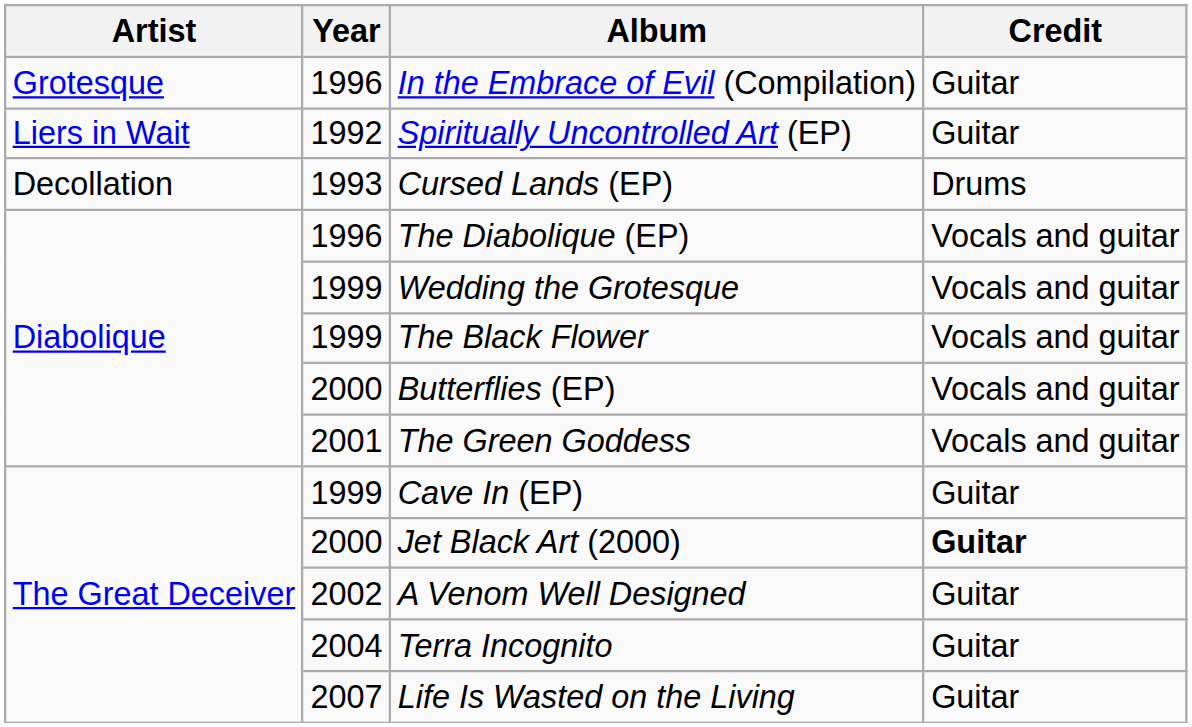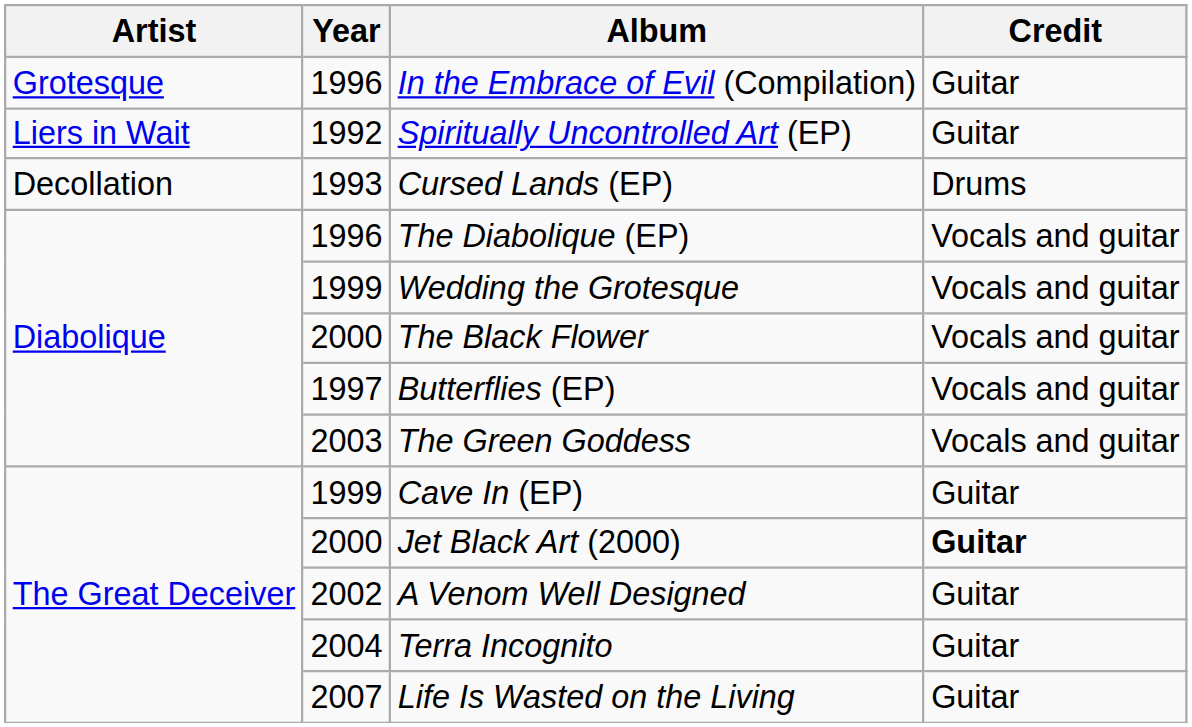(346, 338) 1999 -> (346, 338) 2000
(346, 389) 2000 -> (346, 389) 1997
(346, 441) 2001 -> (346, 441) 2003
